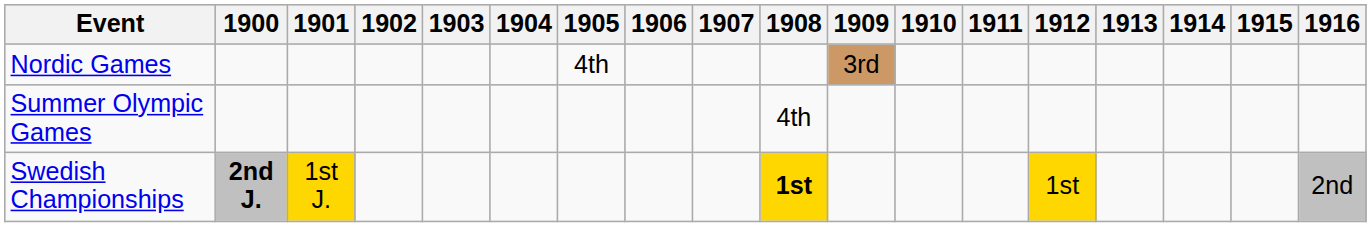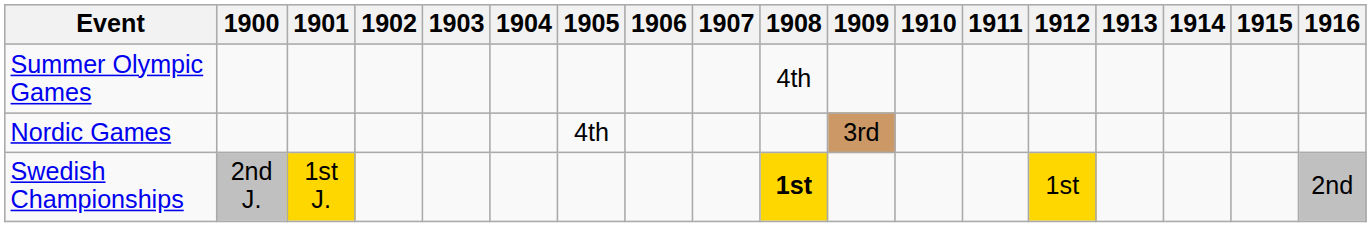rows swapped: (107, 118) <-> (91, 64)
(251, 186) bold -> (252, 186) normal
